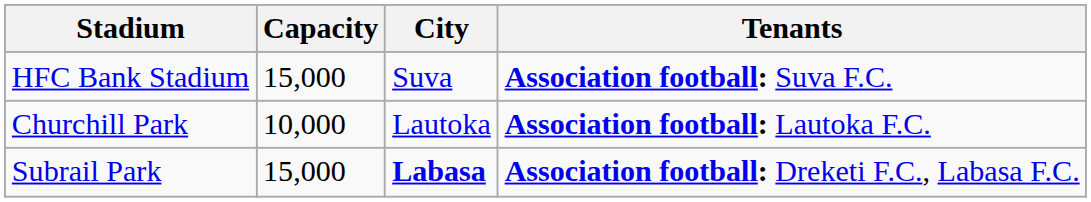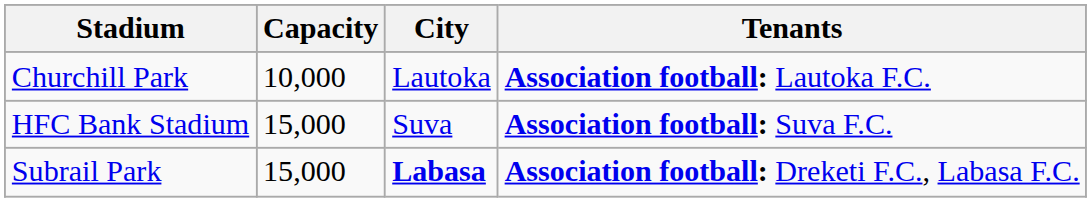rows swapped: (131, 76) <-> (100, 123)
